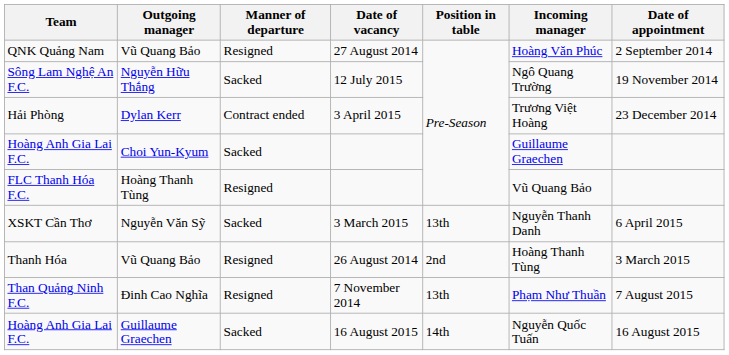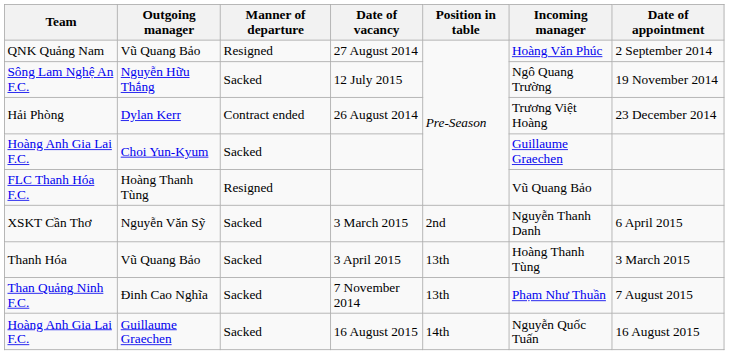(367, 115) 3 April 2015 -> (376, 115) 26 August 2014
(438, 223) 13th -> (436, 223) 2nd
(248, 259) Resigned -> (243, 259) Sacked
(376, 259) 26 August 2014 -> (367, 259) 3 April 2015
(436, 259) 2nd -> (438, 259) 13th
(248, 295) Resigned -> (243, 295) Sacked
